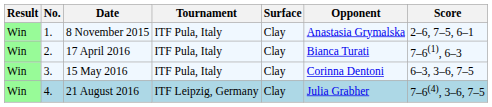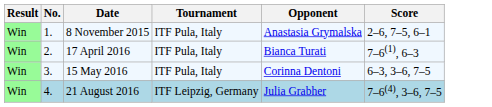- column: (283, 13)
